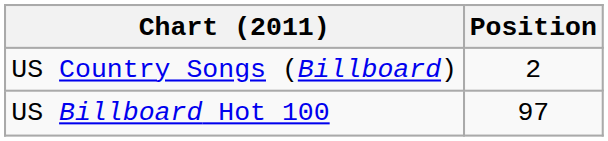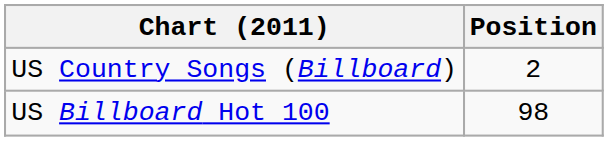(533, 113) 97 -> (533, 113) 98
